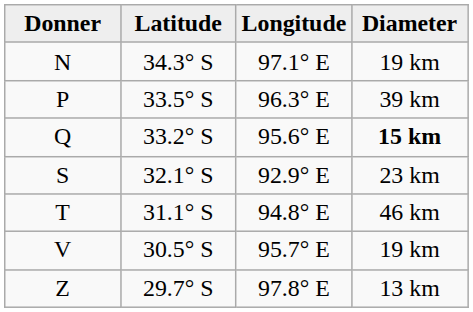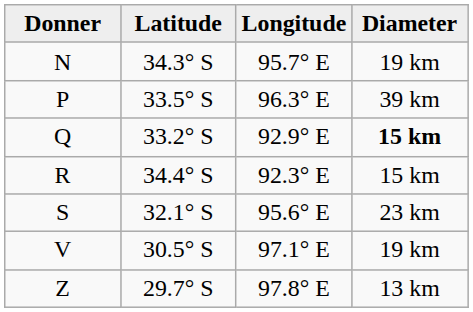(294, 61) 97.1° E -> (294, 61) 95.7° E
(294, 136) 95.6° E -> (294, 136) 92.9° E
+ row: (63, 174)
(294, 174) 92.9° E -> (294, 212) 95.6° E
- row: (63, 212)
(294, 250) 95.7° E -> (294, 250) 97.1° E
